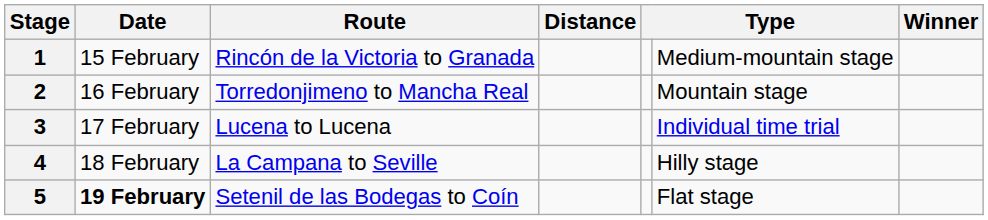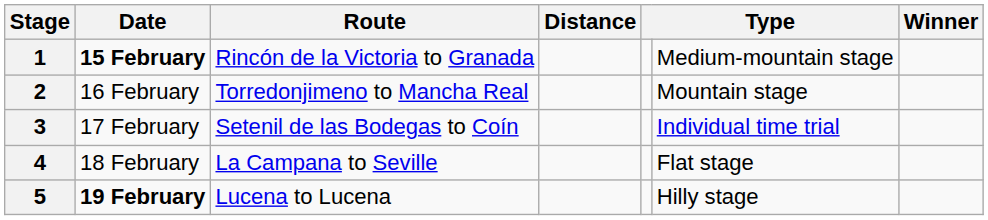(140, 57) normal -> (143, 57) bold
(303, 127) Lucena to Lucena -> (367, 127) Setenil de las Bodegas to Coín
(708, 162) Hilly stage -> (705, 162) Flat stage
(367, 197) Setenil de las Bodegas to Coín -> (303, 197) Lucena to Lucena
(705, 197) Flat stage -> (708, 197) Hilly stage
